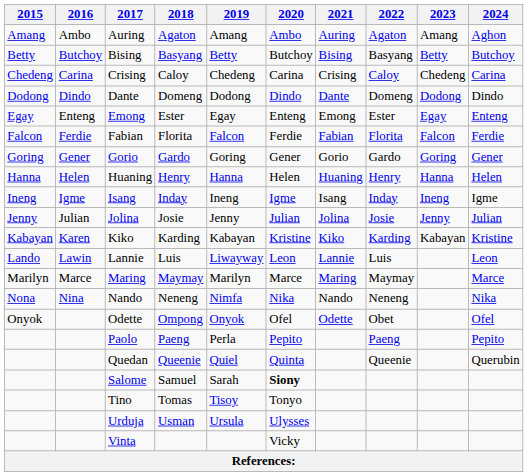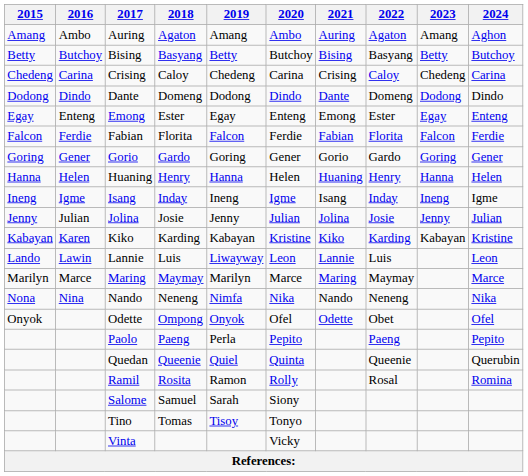+ row: (124, 380)
(285, 380) bold -> (284, 400) normal
- row: (126, 420)
